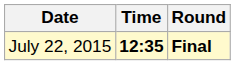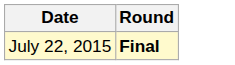- column: (141, 18)
